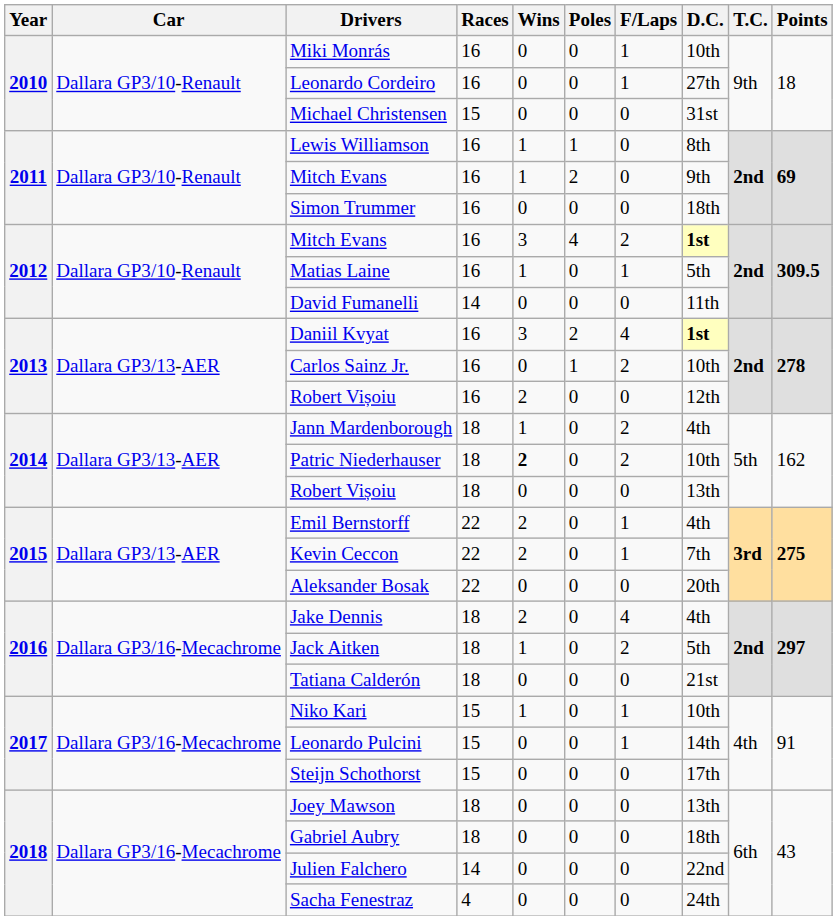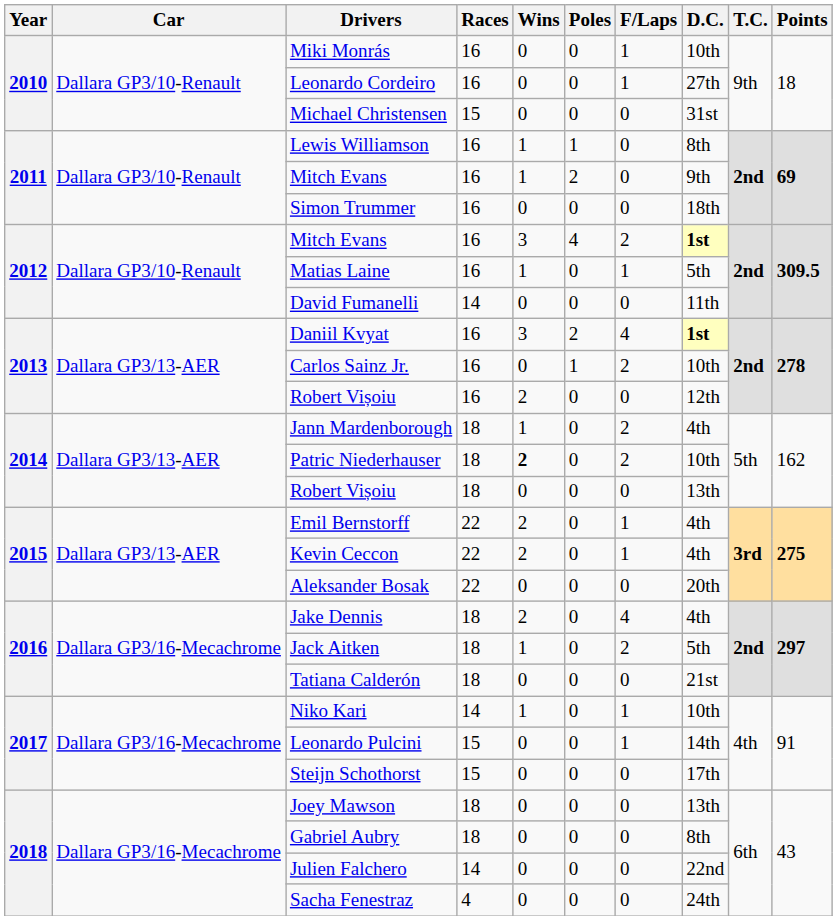(698, 553) 7th -> (698, 553) 4th
(471, 710) 15 -> (471, 710) 14
(703, 836) 18th -> (698, 836) 8th
